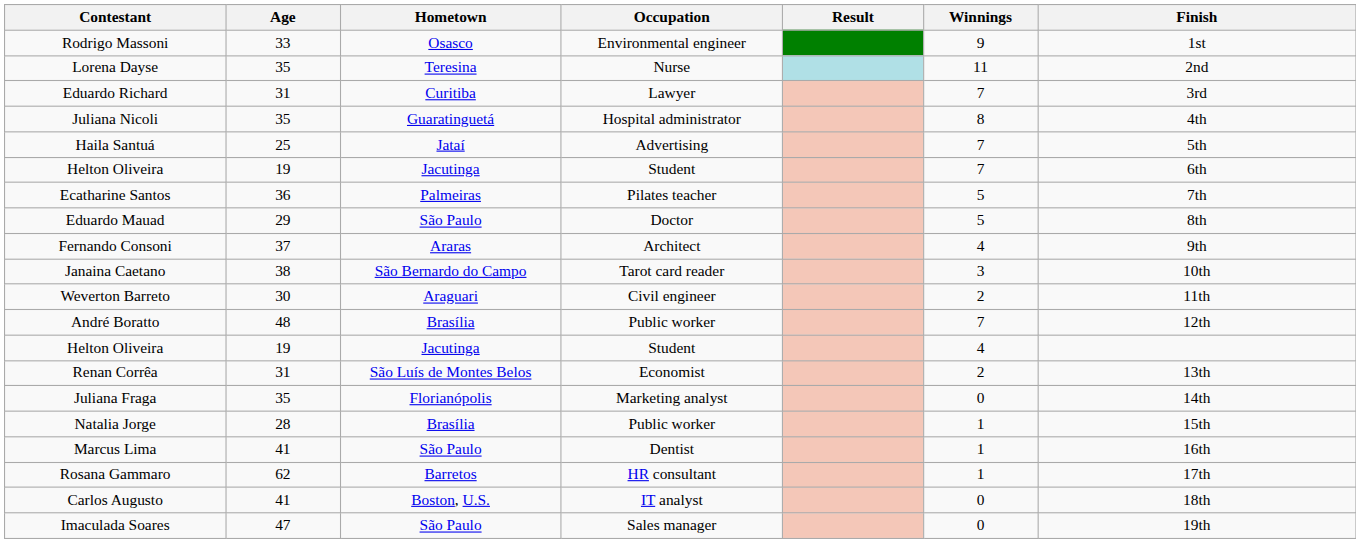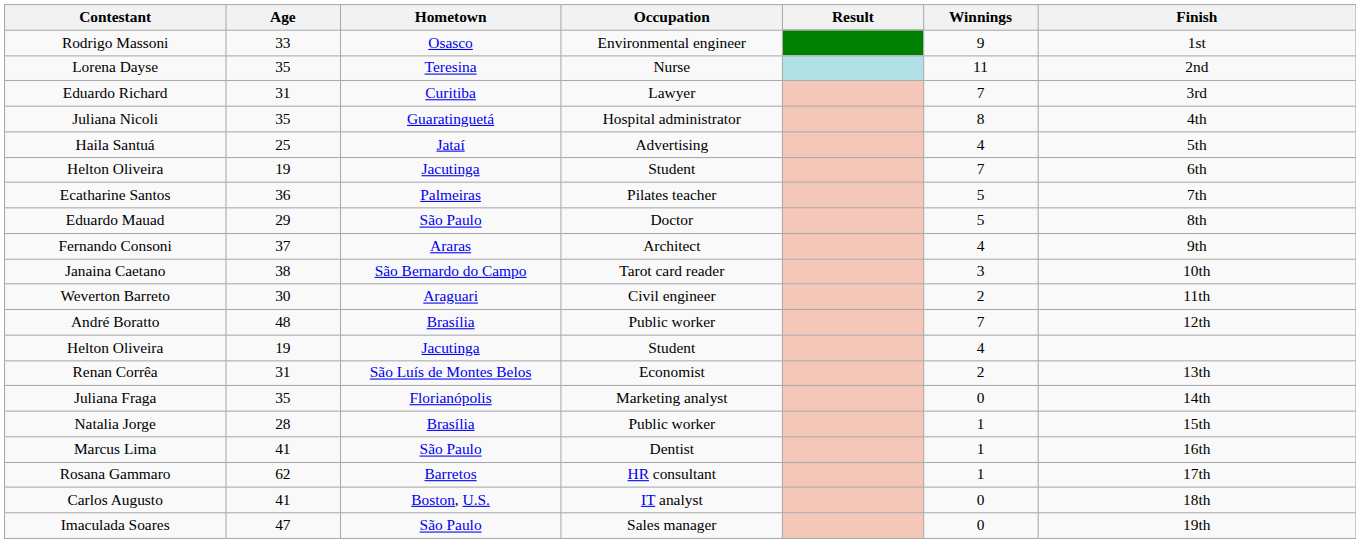(981, 144) 7 -> (981, 144) 4
